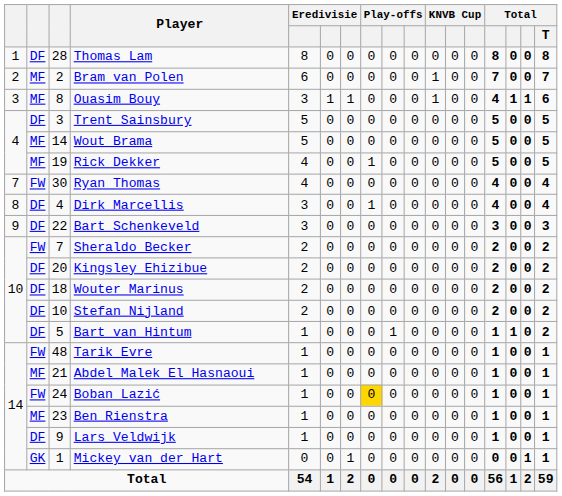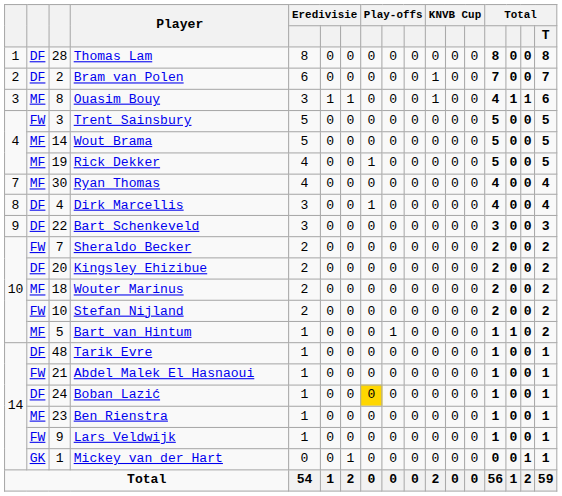(38, 79) MF -> (38, 79) DF
(38, 121) DF -> (38, 121) FW
(38, 185) FW -> (38, 185) MF
(38, 290) DF -> (38, 290) MF
(38, 311) DF -> (38, 311) FW
(38, 332) DF -> (38, 332) MF
(38, 354) FW -> (38, 354) DF
(38, 375) MF -> (38, 375) FW
(38, 396) FW -> (38, 396) DF
(38, 438) DF -> (38, 438) FW
